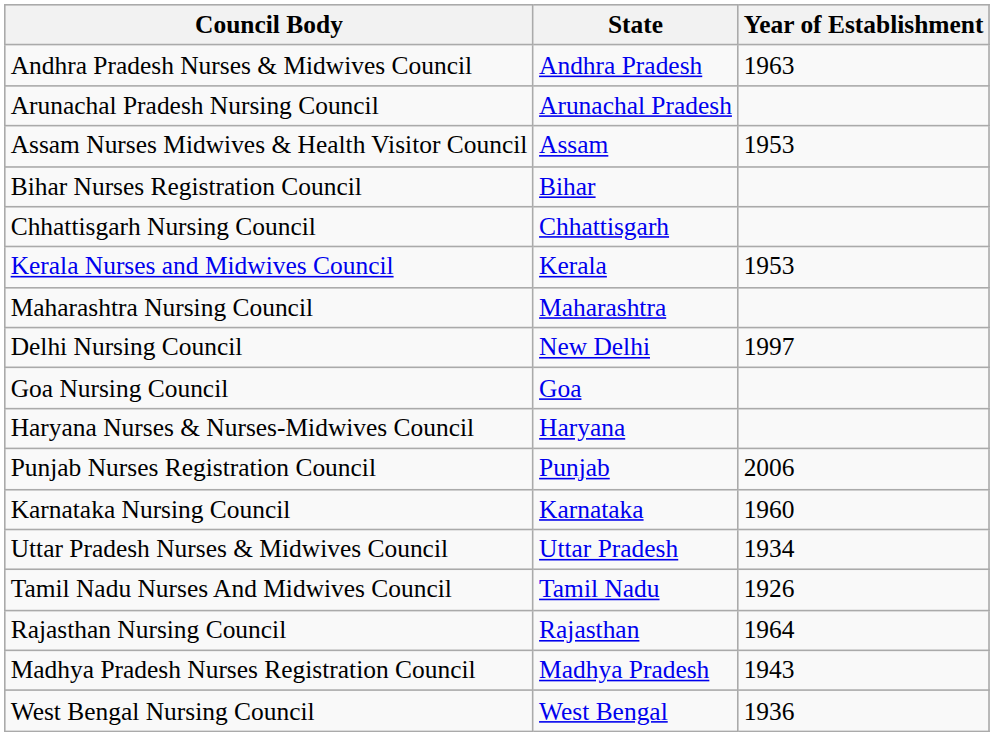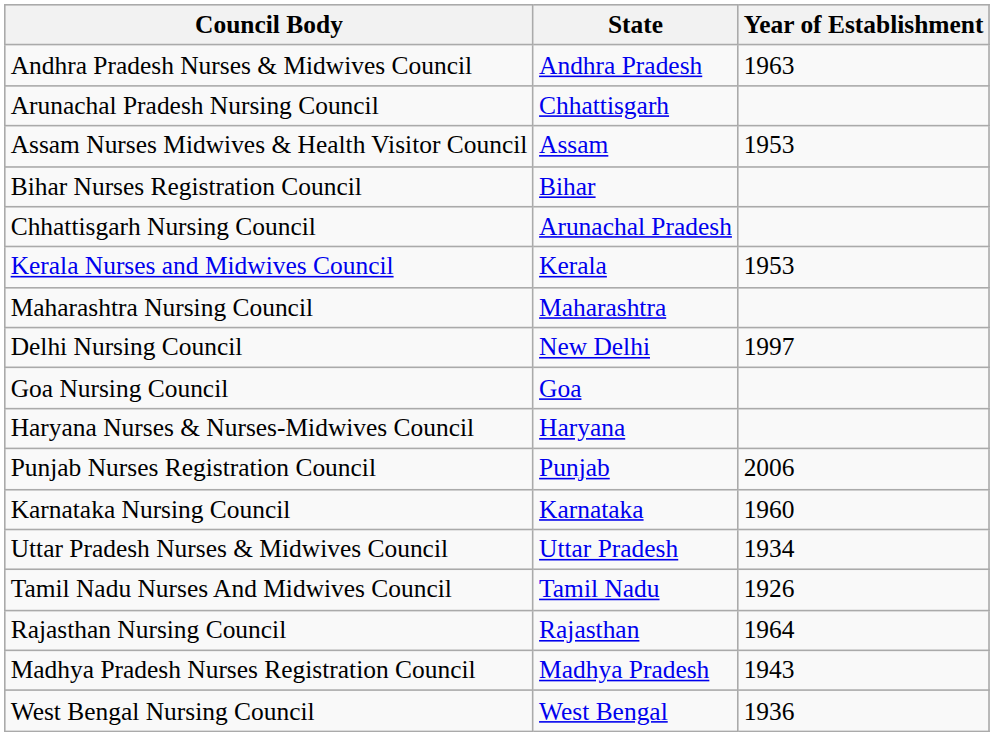(635, 105) Arunachal Pradesh -> (604, 105) Chhattisgarh
(604, 226) Chhattisgarh -> (635, 226) Arunachal Pradesh
